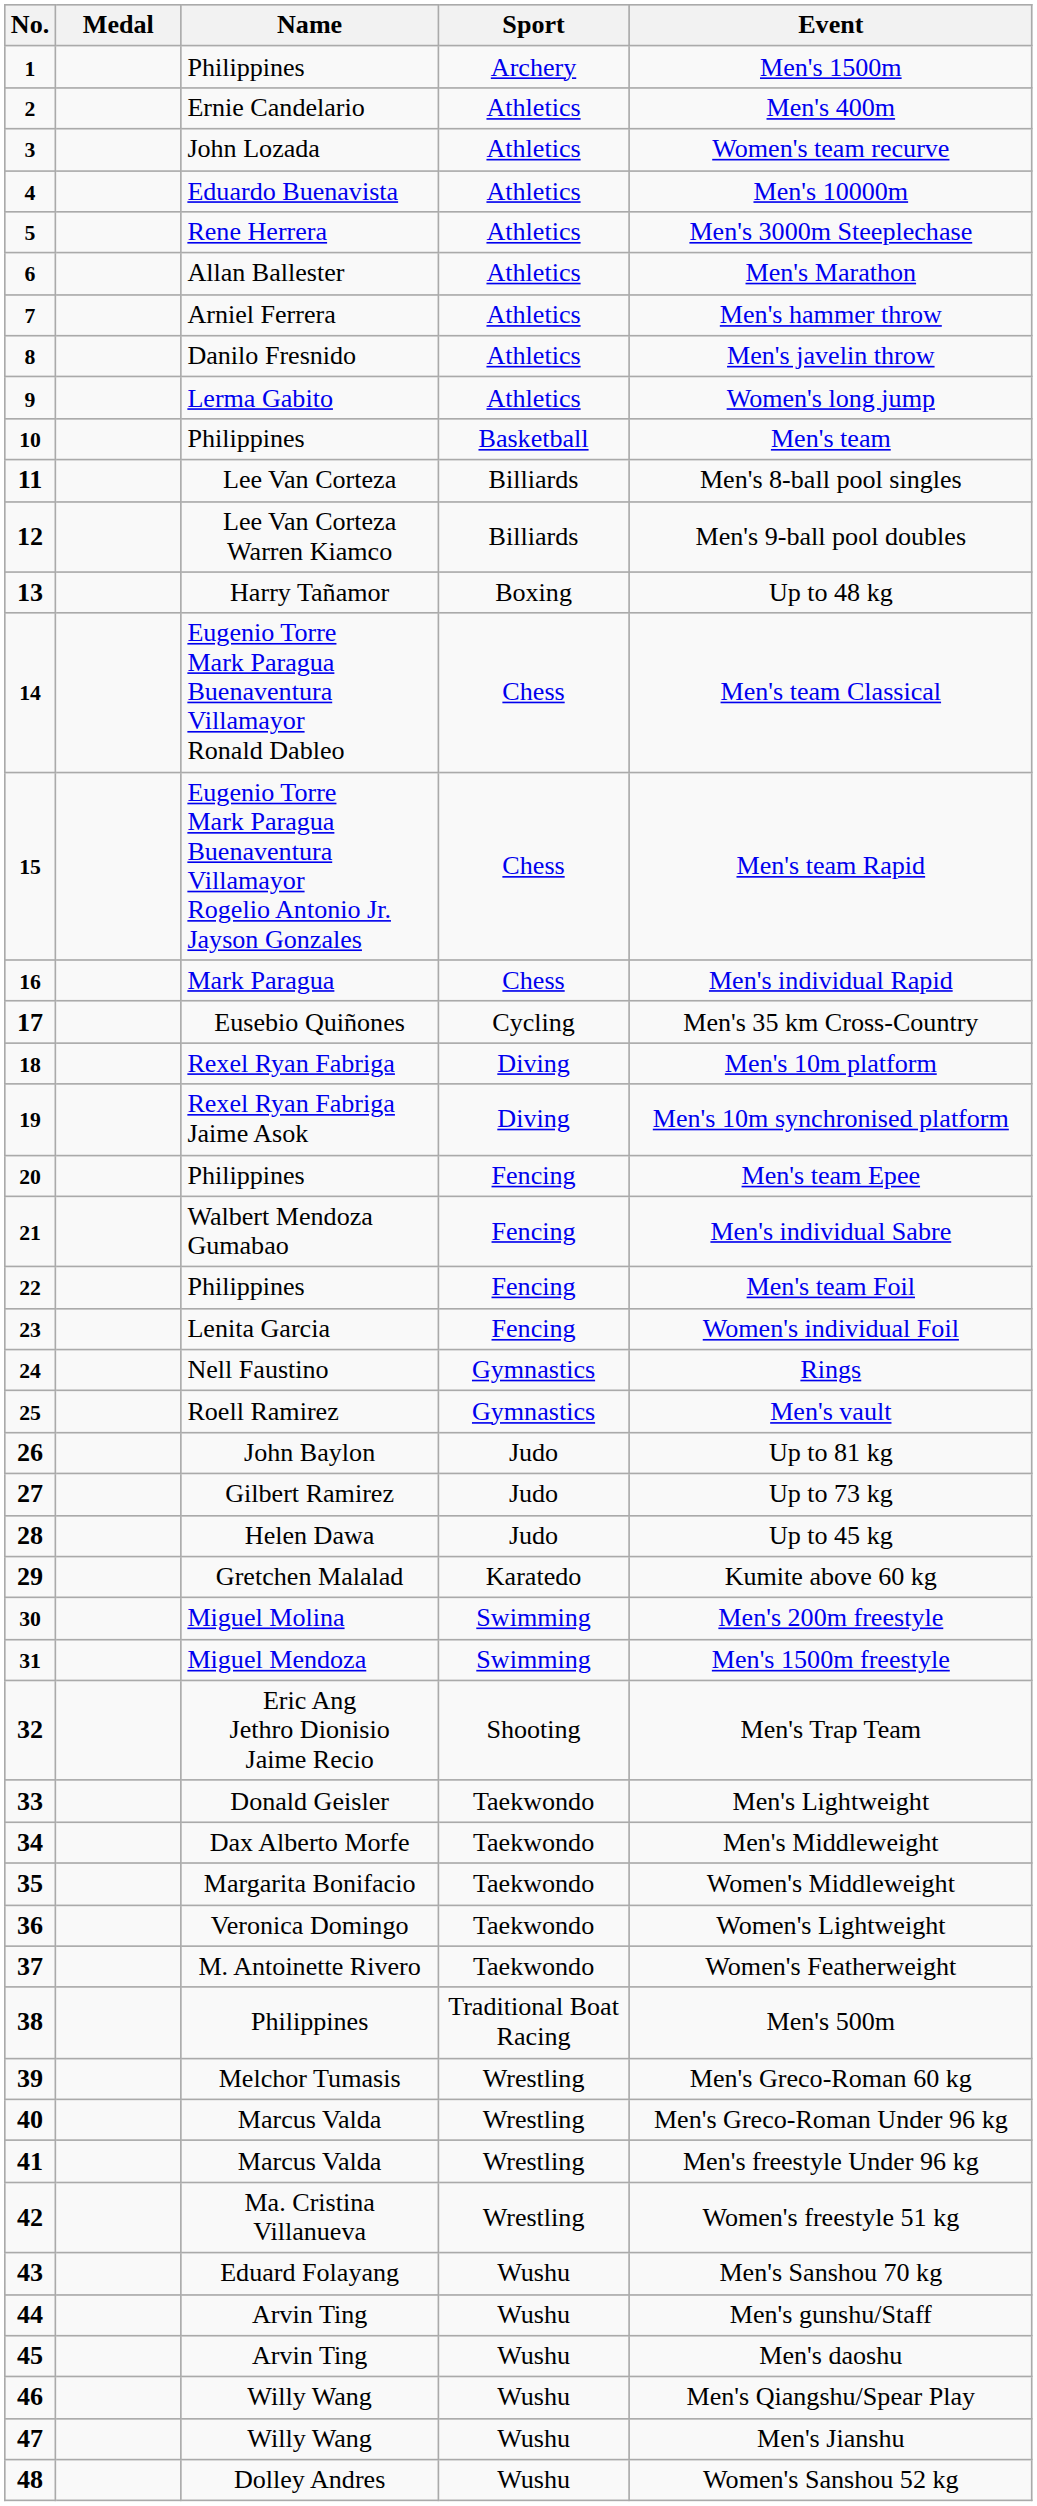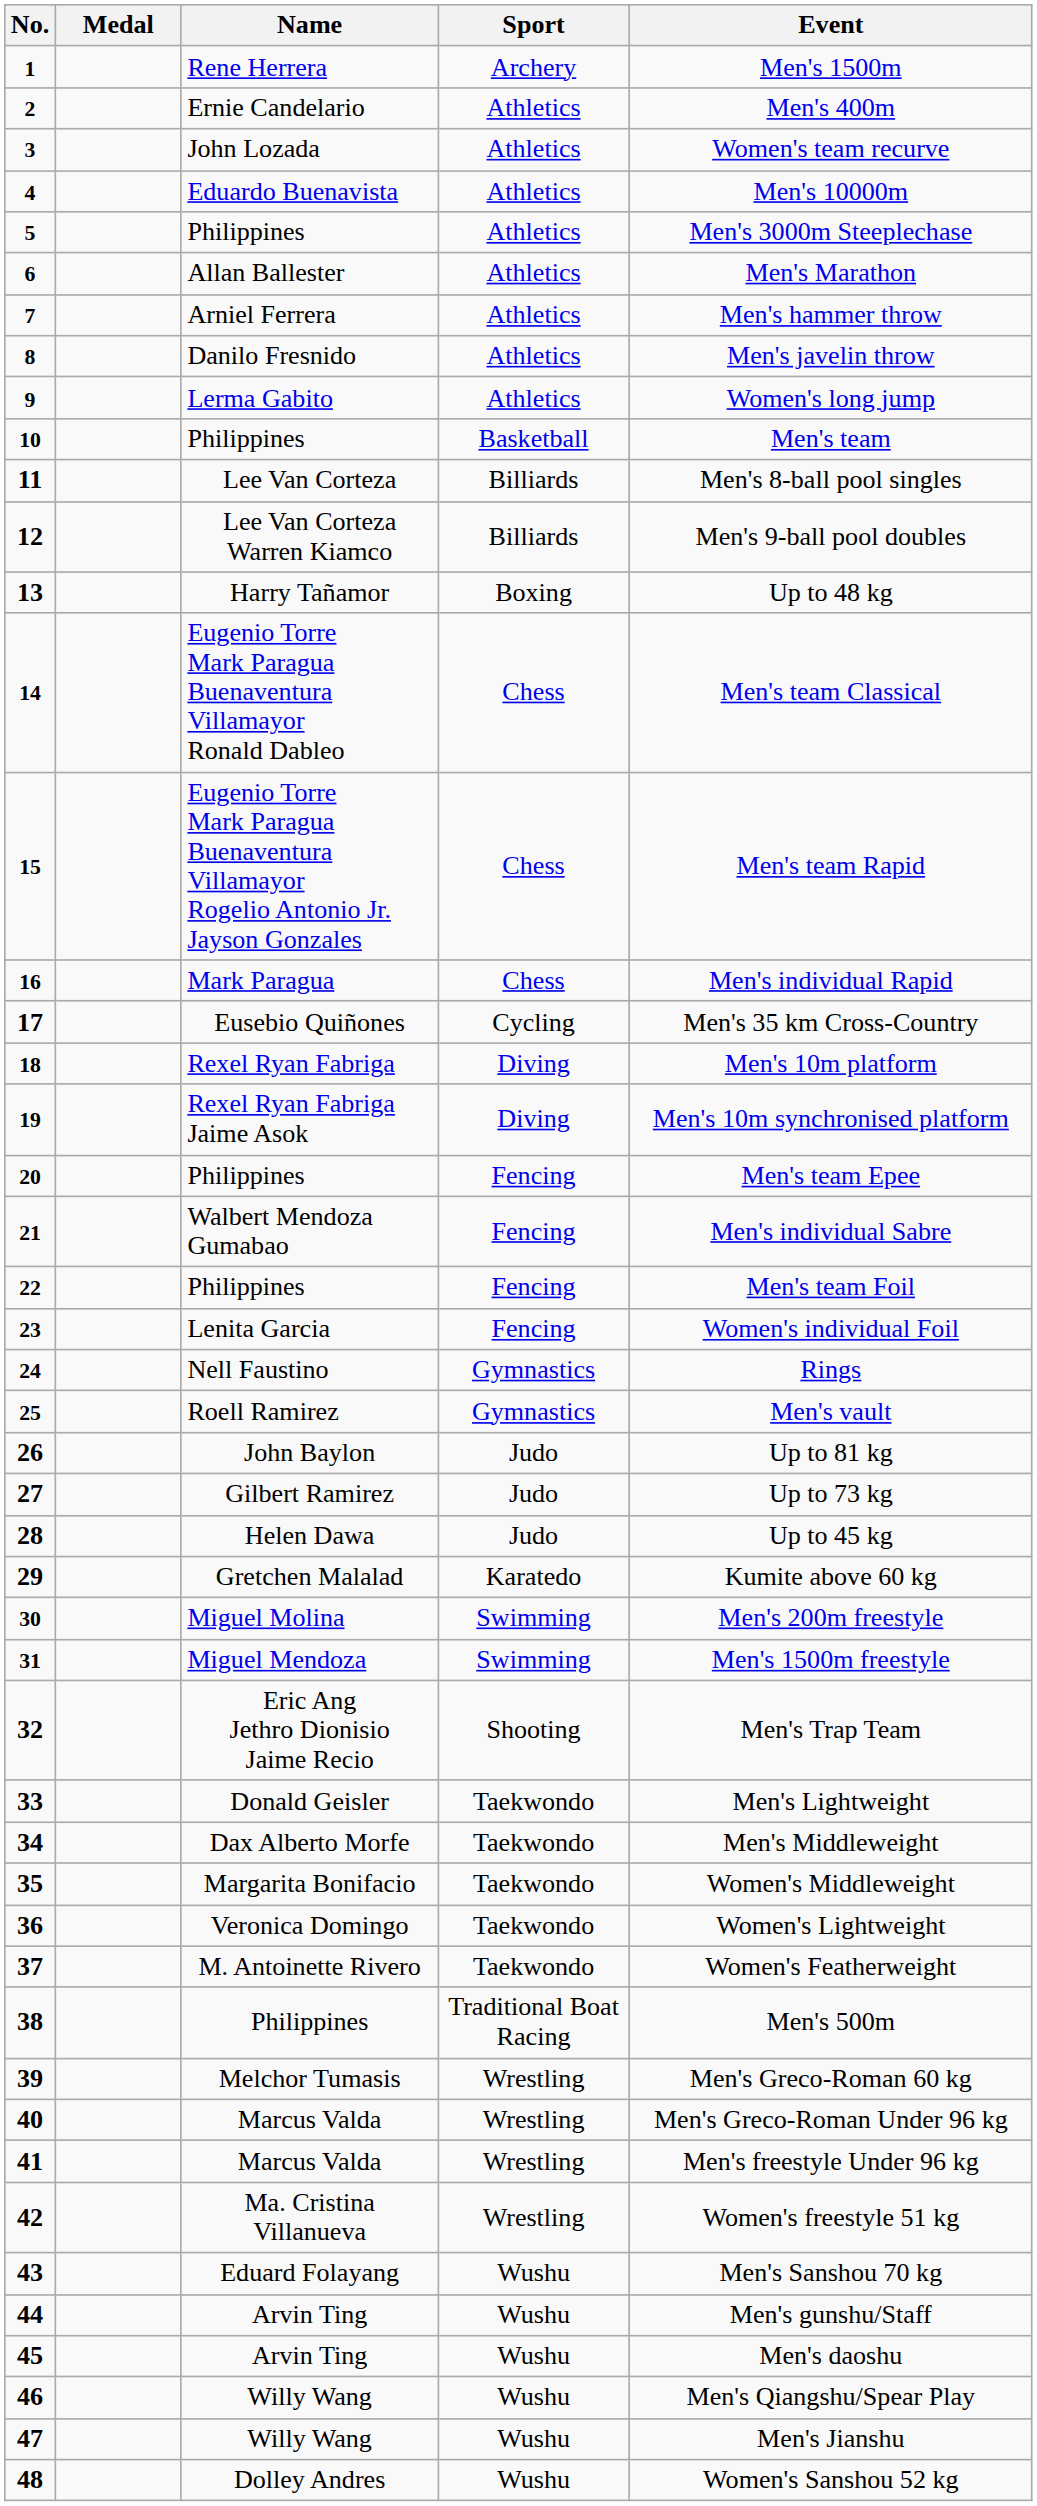(246, 66) Philippines -> (257, 66) Rene Herrera
(257, 231) Rene Herrera -> (246, 231) Philippines
